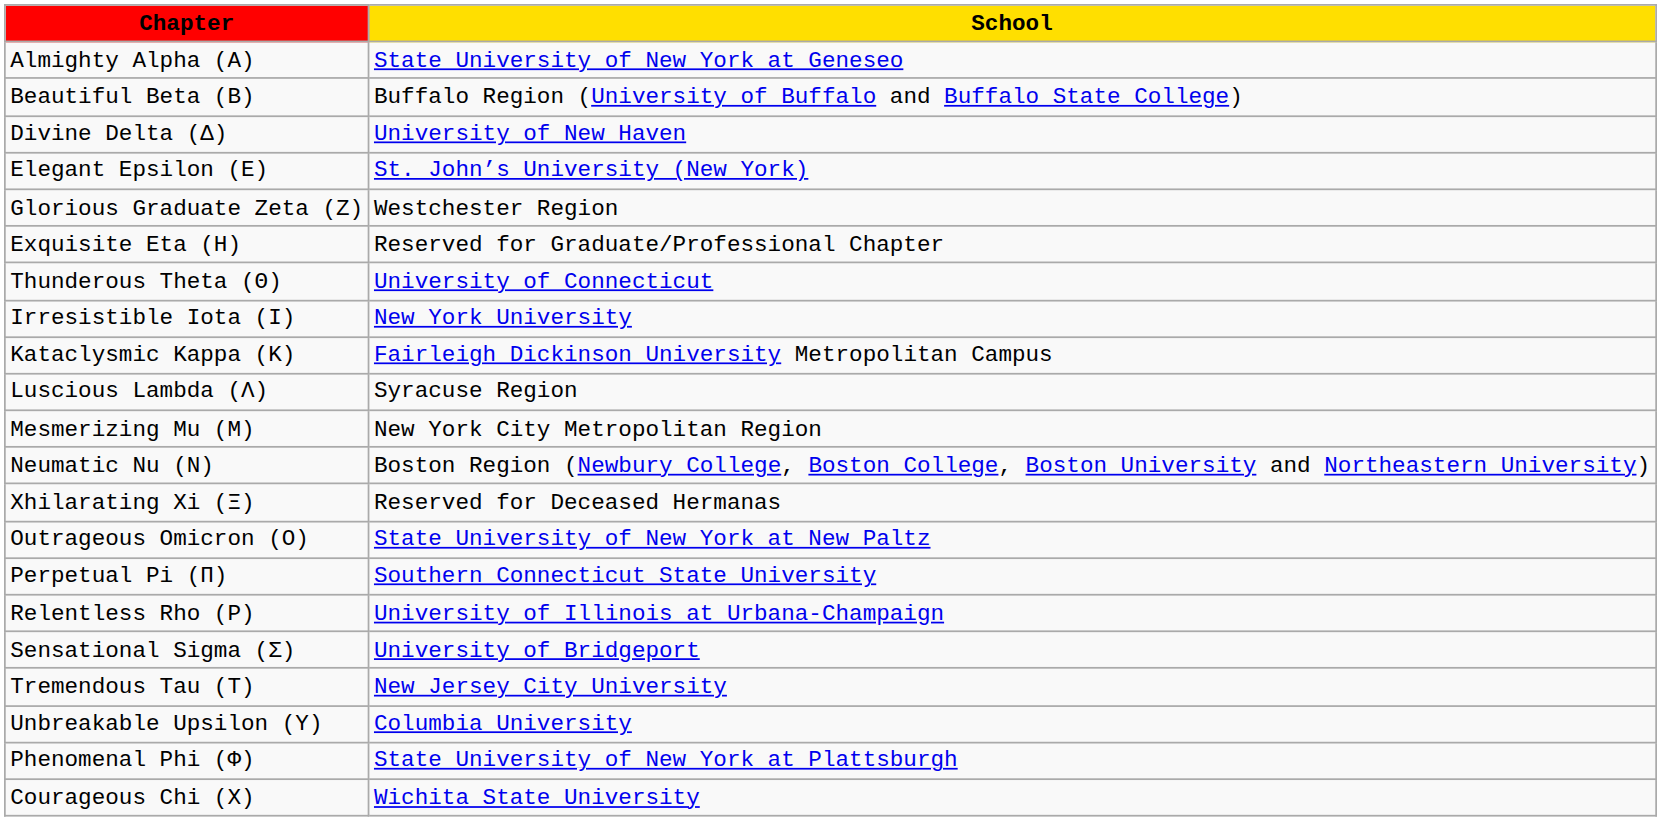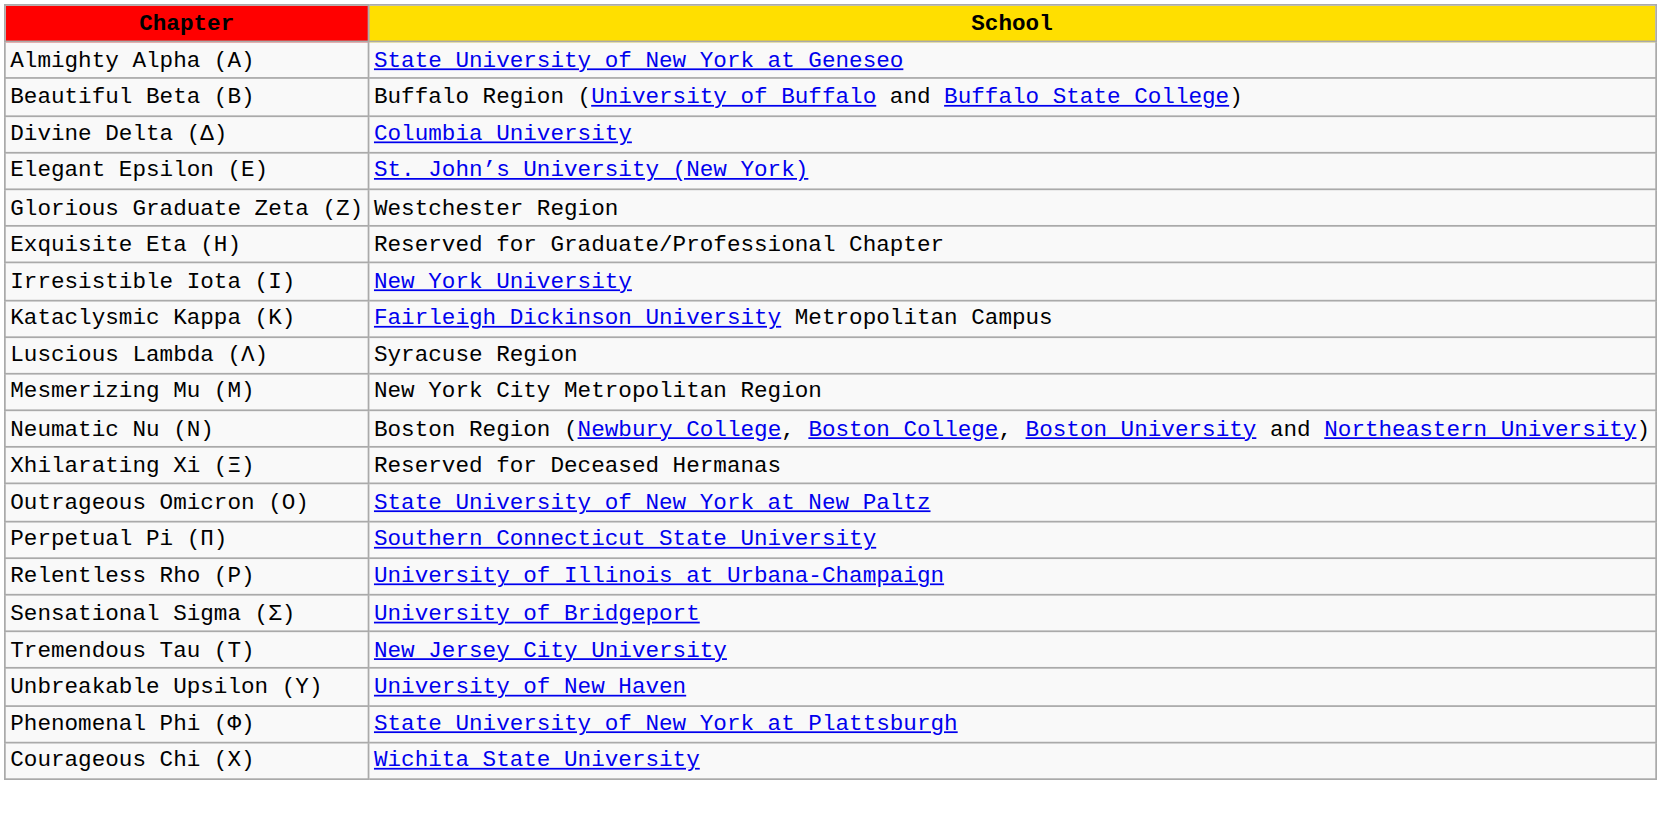(530, 134) University of New Haven -> (503, 134) Columbia University
- row: (146, 281)
(503, 724) Columbia University -> (530, 687) University of New Haven
